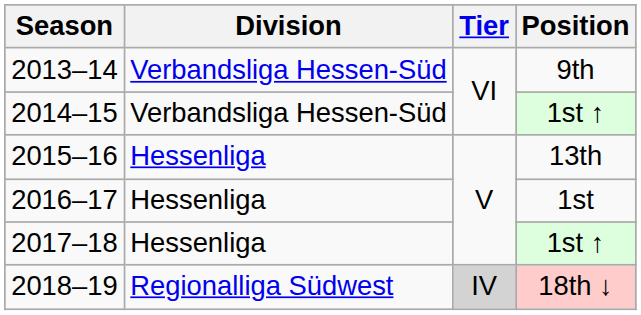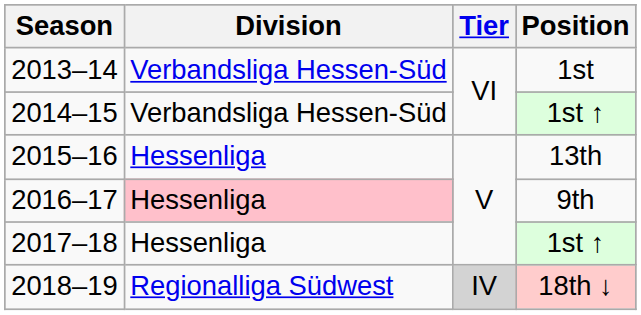(576, 69) 9th -> (576, 69) 1st
(198, 199) no background -> (198, 199) pink background
(576, 199) 1st -> (576, 199) 9th
